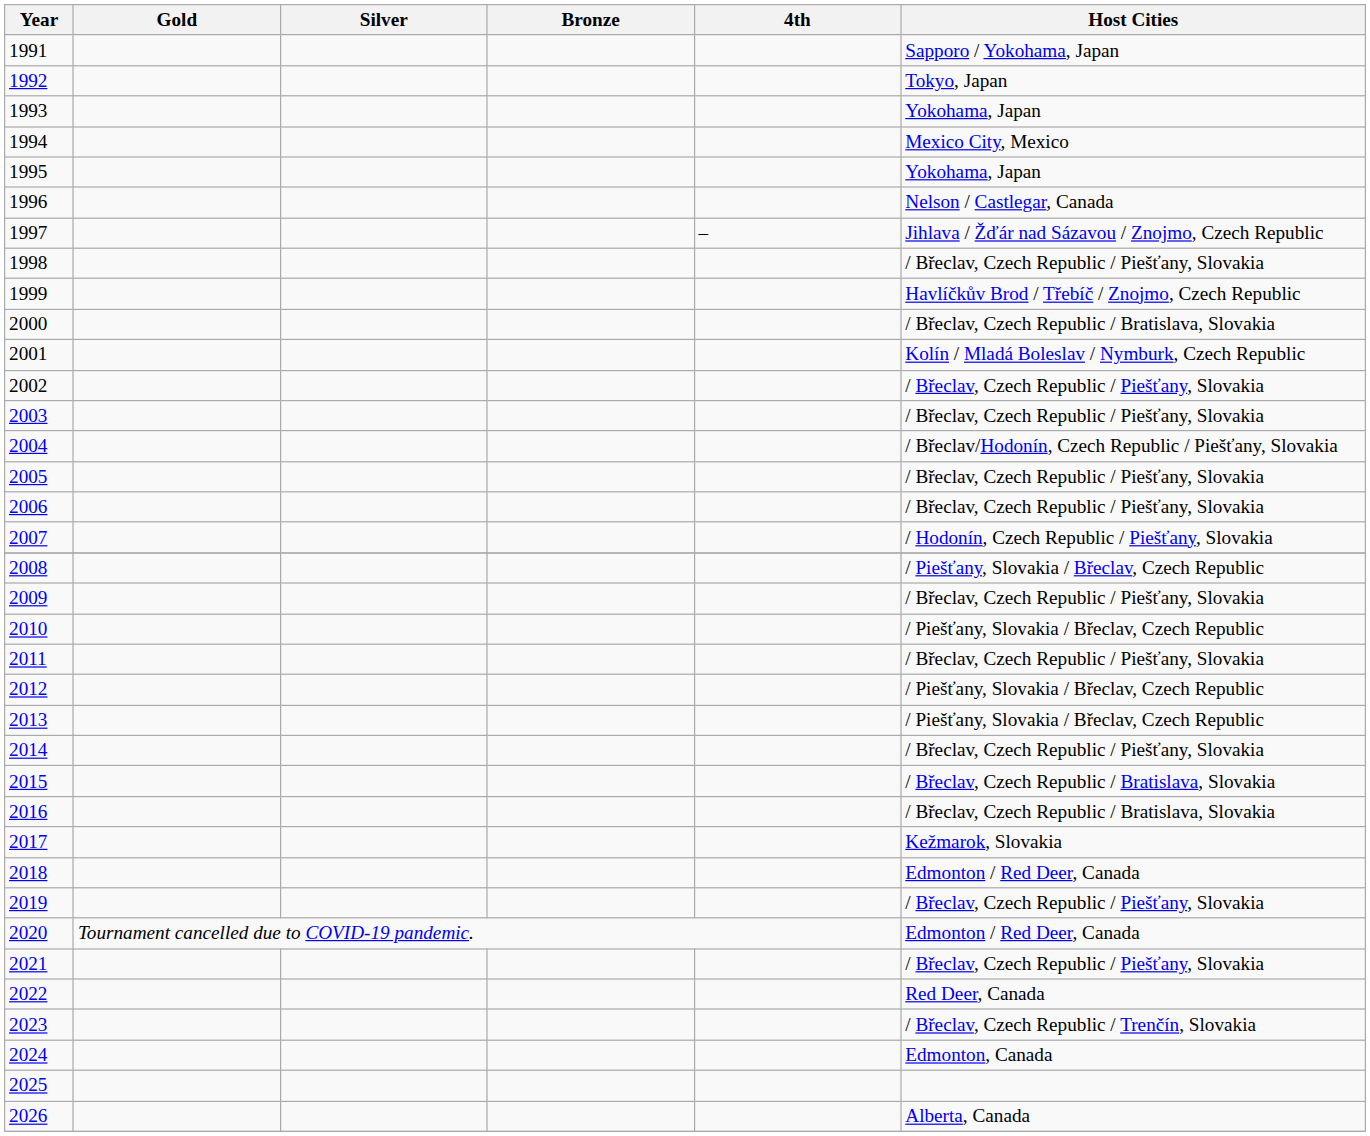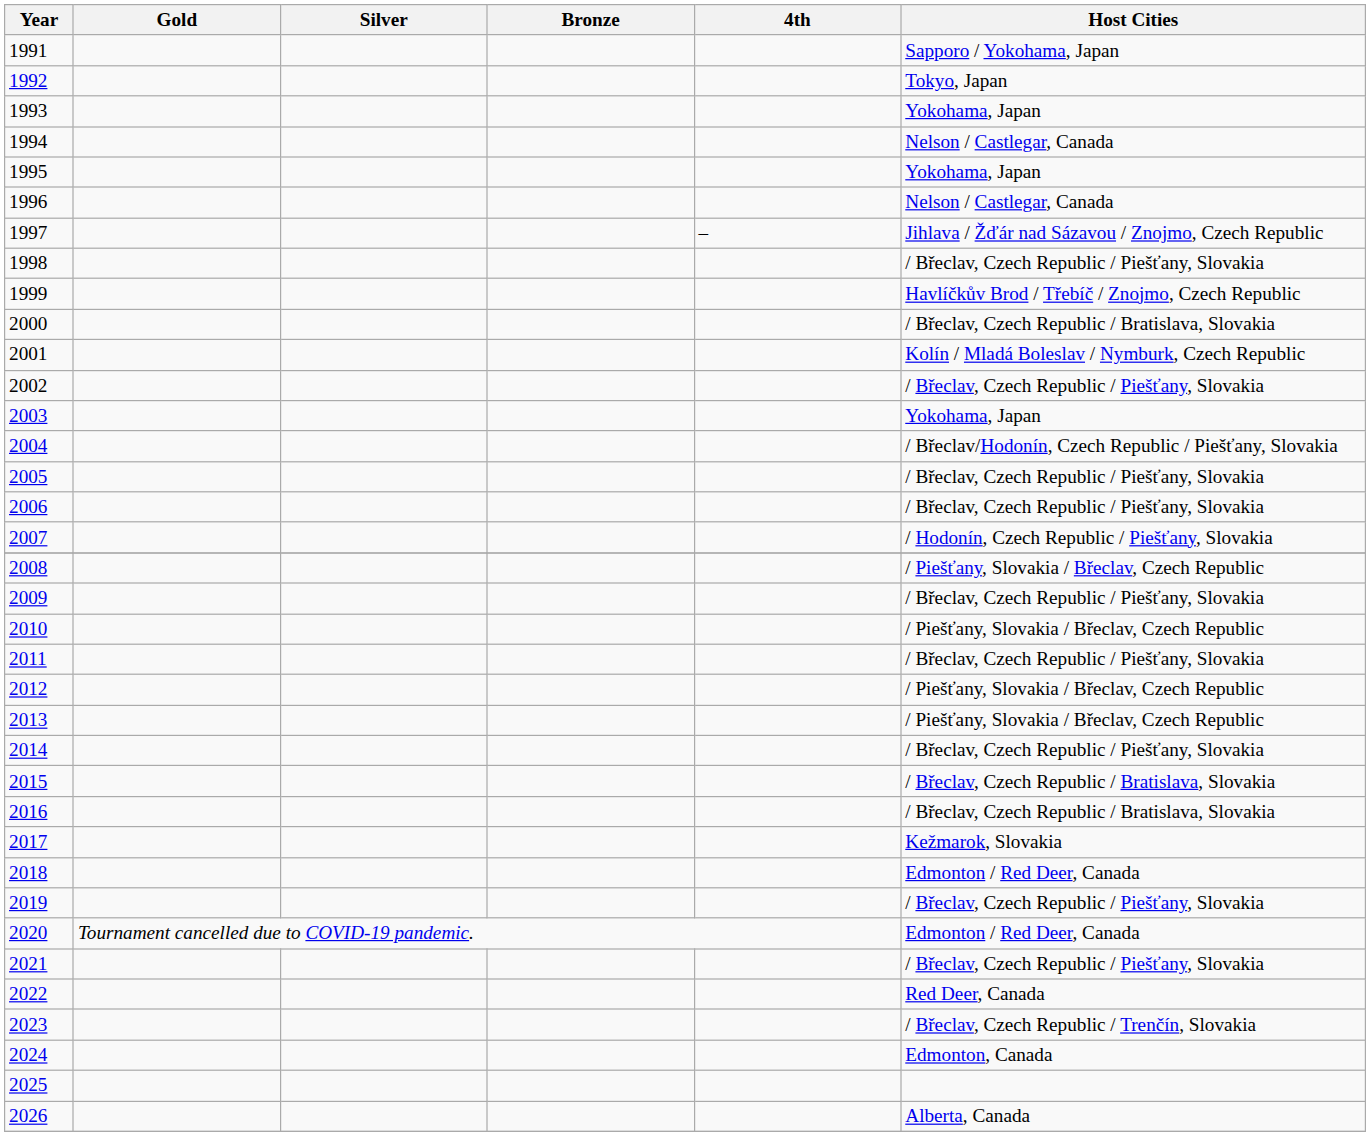(987, 141) Mexico City, Mexico -> (1009, 141) Nelson / Castlegar, Canada
(1085, 415) / Břeclav, Czech Republic / Piešťany, Slovakia -> (973, 415) Yokohama, Japan
